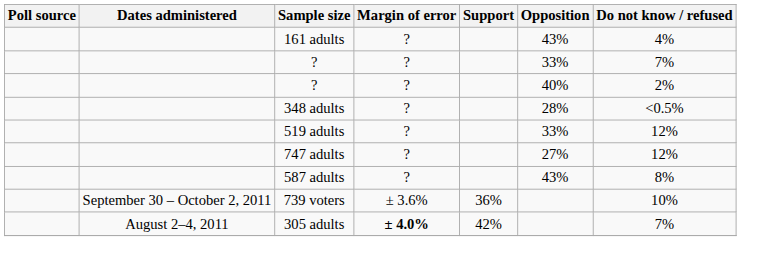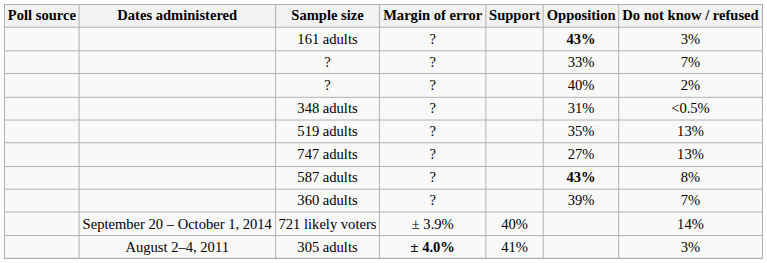(555, 39) normal -> (581, 39) bold
(664, 39) 4% -> (690, 39) 3%
(555, 108) 28% -> (581, 108) 31%
(555, 131) 33% -> (581, 131) 35%
(664, 131) 12% -> (690, 131) 13%
(664, 154) 12% -> (690, 154) 13%
(555, 177) normal -> (581, 177) bold
+ row: (177, 201)
+ row: (177, 223)
- row: (177, 200)
(488, 223) 42% -> (515, 246) 41%
(664, 223) 7% -> (690, 246) 3%
